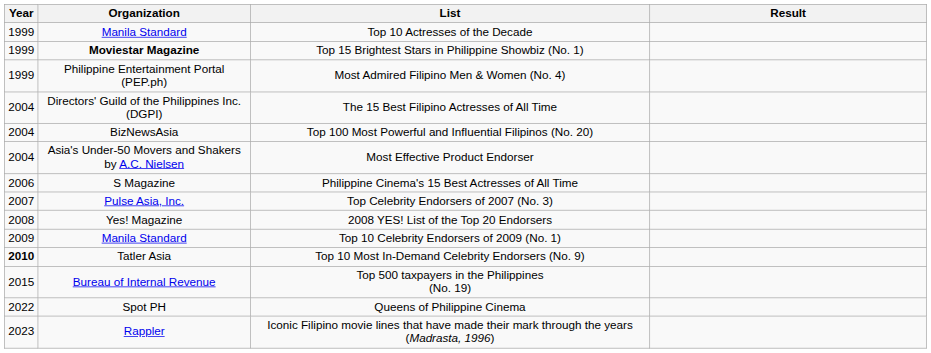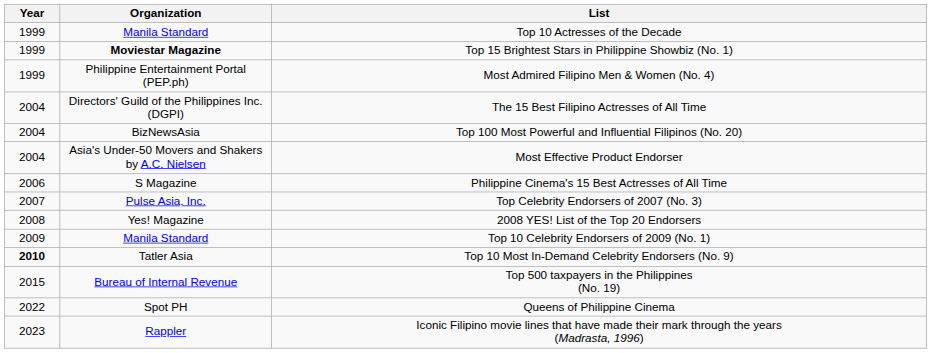- column: (788, 13)
